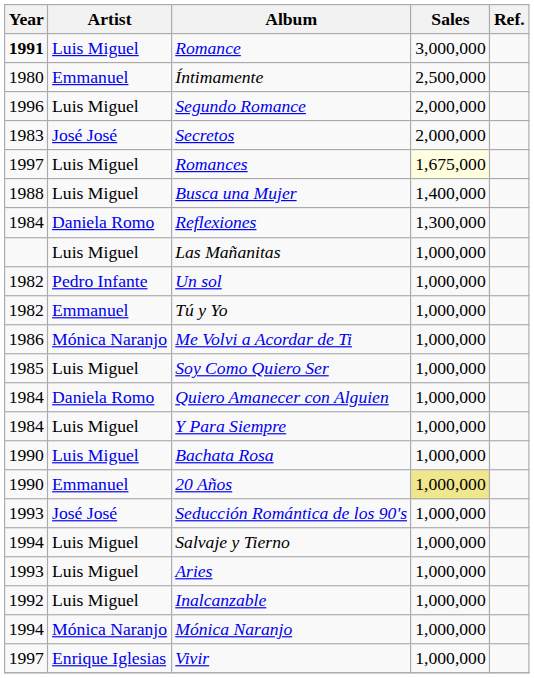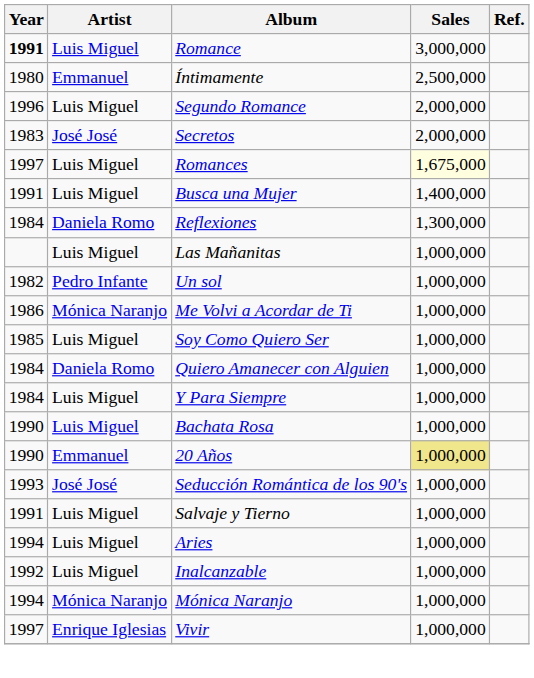(26, 193) 1988 -> (26, 193) 1991
- row: (201, 309)
(26, 542) 1994 -> (26, 513) 1991
(26, 571) 1993 -> (26, 542) 1994
